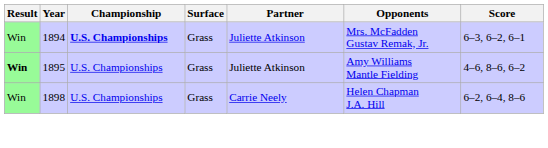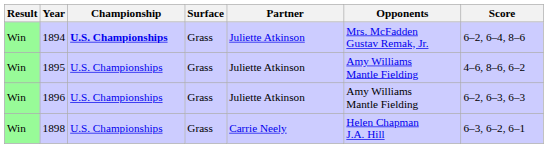(494, 37) 6–3, 6–2, 6–1 -> (494, 37) 6–2, 6–4, 8–6
(17, 67) bold -> (16, 67) normal
+ row: (54, 98)
(494, 98) 6–2, 6–4, 8–6 -> (494, 128) 6–3, 6–2, 6–1
